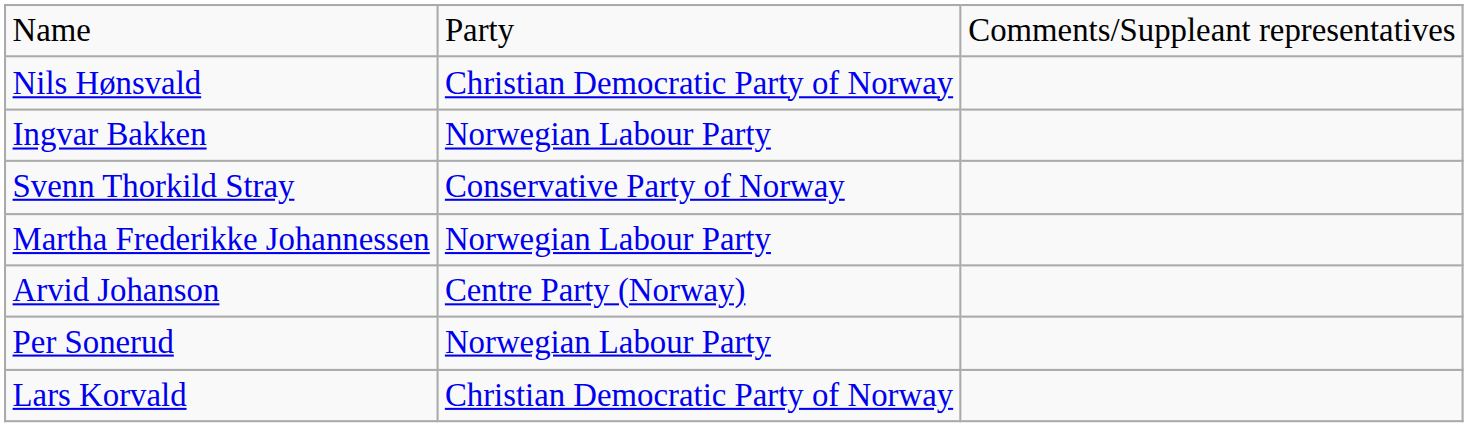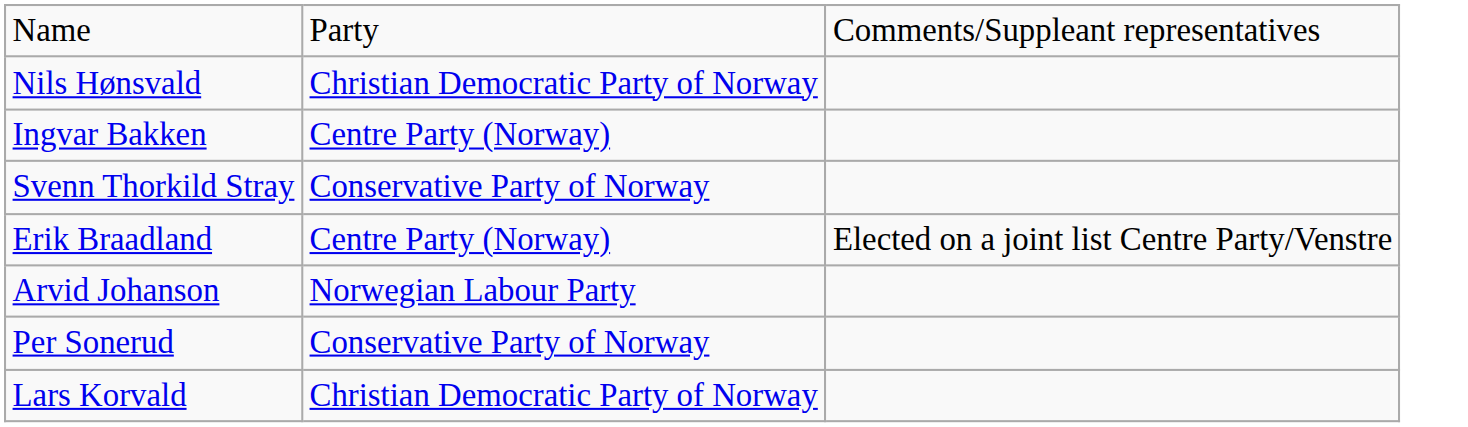(608, 134) Norwegian Labour Party -> (460, 134) Centre Party (Norway)
- row: (221, 238)
+ row: (112, 238)
(595, 290) Centre Party (Norway) -> (473, 290) Norwegian Labour Party
(608, 342) Norwegian Labour Party -> (509, 342) Conservative Party of Norway
